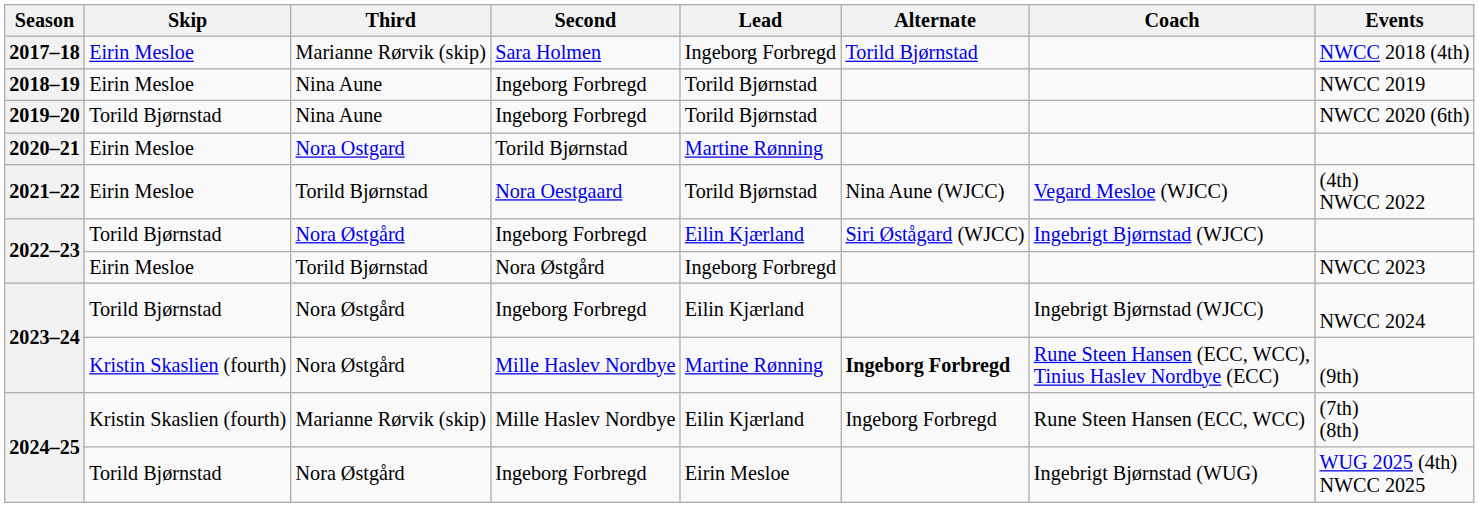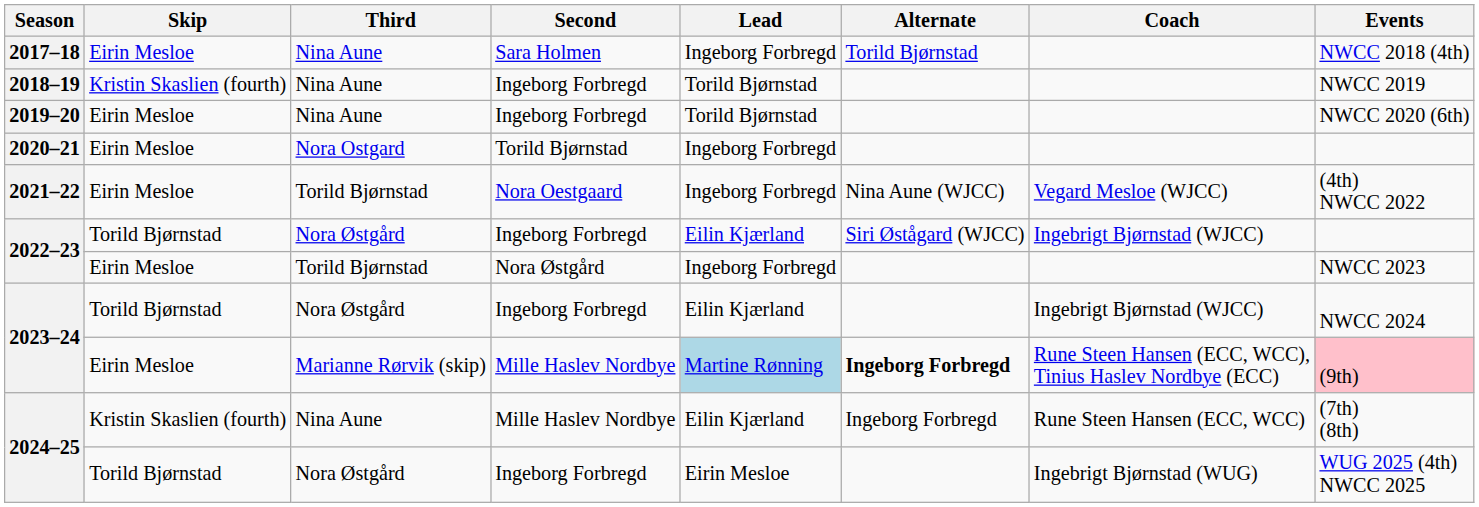(391, 52) Marianne Rørvik (skip) -> (339, 52) Nina Aune
(141, 84) Eirin Mesloe -> (188, 84) Kristin Skaslien (fourth)
(155, 116) Torild Bjørnstad -> (141, 116) Eirin Mesloe
(754, 148) Martine Rønning -> (760, 148) Ingeborg Forbregd
(751, 191) Torild Bjørnstad -> (760, 191) Ingeborg Forbregd
(188, 364) Kristin Skaslien (fourth) -> (141, 364) Eirin Mesloe
(350, 364) Nora Østgård -> (391, 364) Marianne Rørvik (skip)
(754, 364) no background -> (754, 364) lightblue background
(1339, 376) no background -> (1339, 376) pink background
(391, 419) Marianne Rørvik (skip) -> (339, 419) Nina Aune
